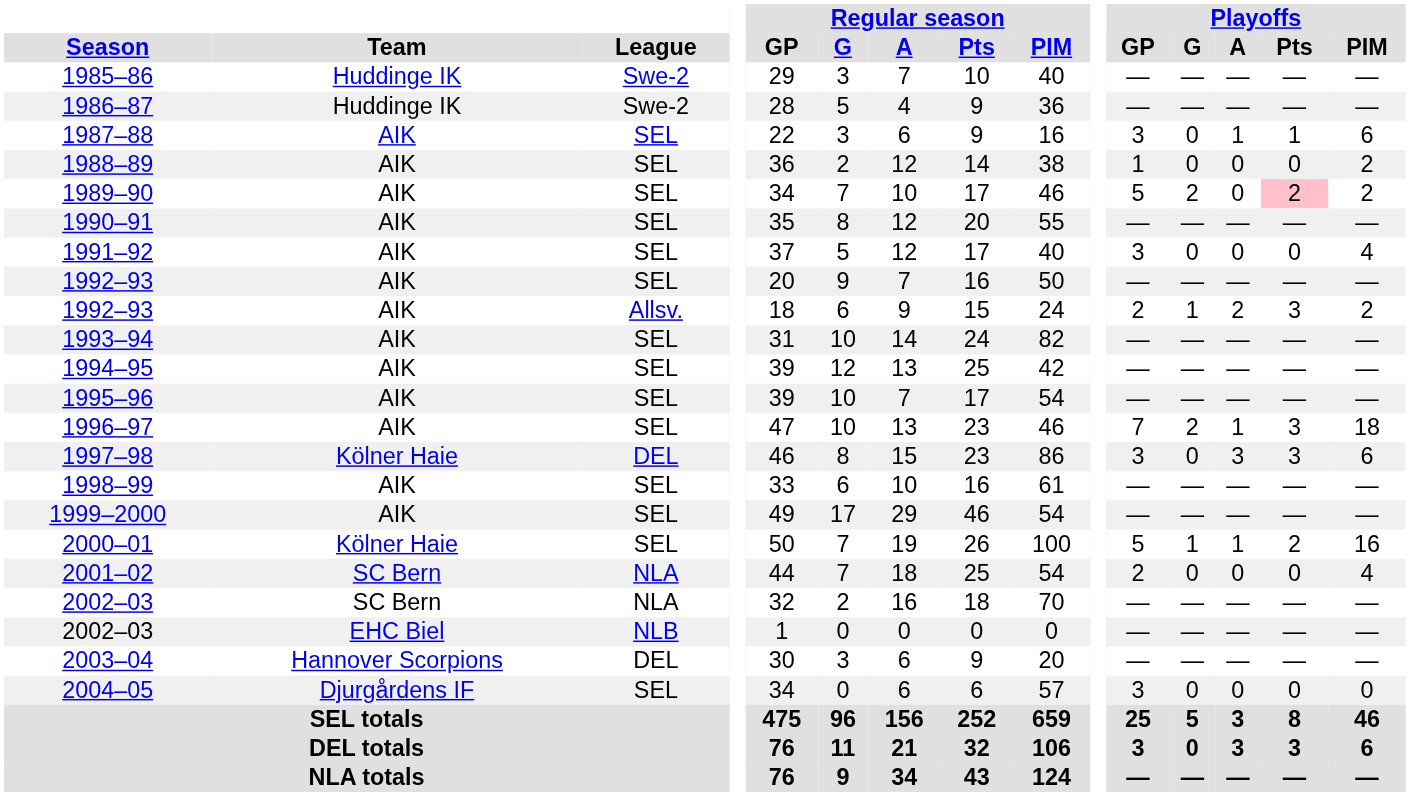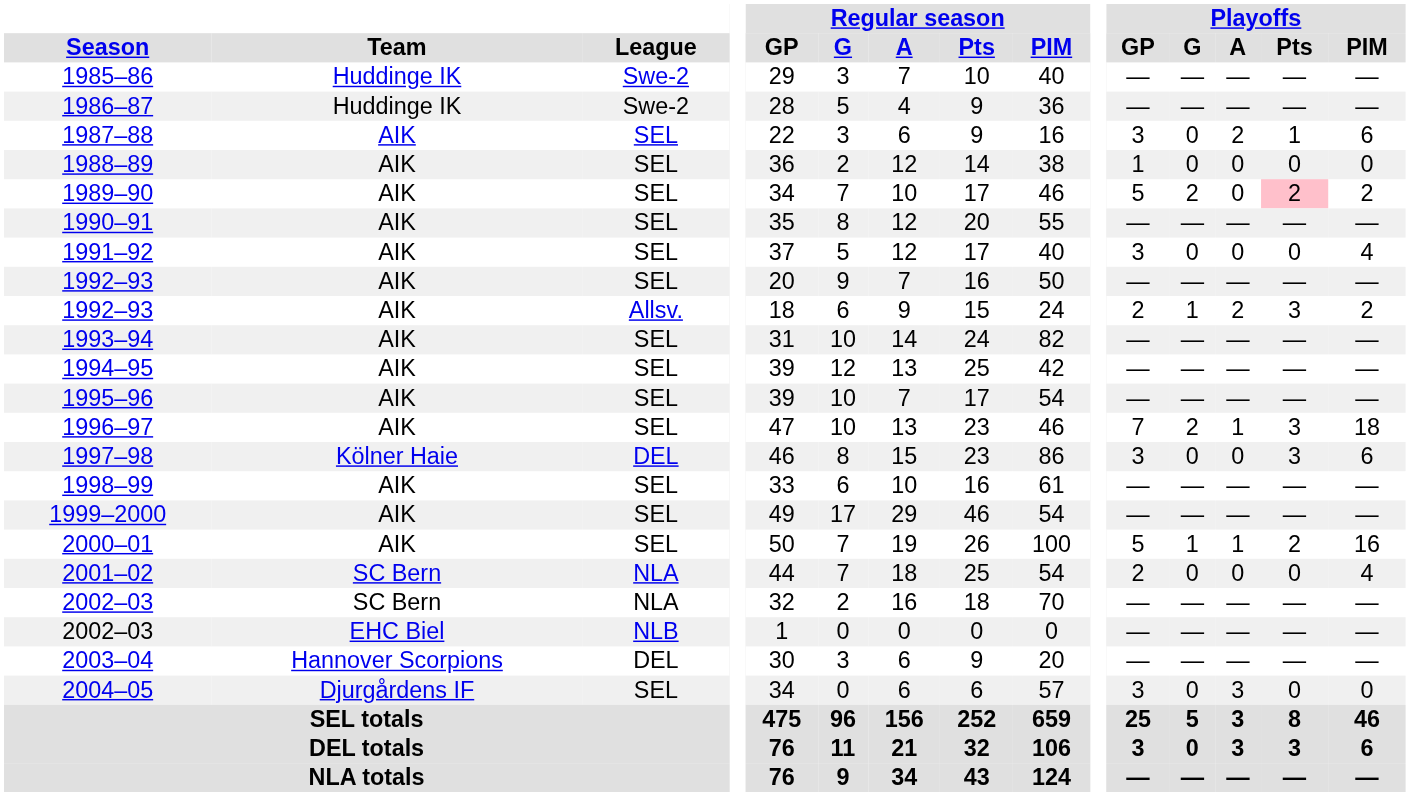(1238, 135) 1 -> (1238, 135) 2
(1367, 164) 2 -> (1367, 164) 0
(1238, 456) 3 -> (1238, 456) 0
(397, 543) Kölner Haie -> (397, 543) AIK
(1238, 689) 0 -> (1238, 689) 3
